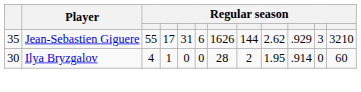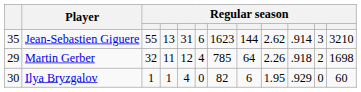(169, 39) 17 -> (169, 39) 13
(222, 39) 1626 -> (222, 39) 1623
(301, 39) .929 -> (301, 39) .914
+ row: (60, 58)
(151, 58) 4 -> (151, 77) 1
(187, 58) 0 -> (187, 77) 4
(222, 58) 28 -> (222, 77) 82
(249, 58) 2 -> (249, 77) 6
(301, 58) .914 -> (301, 77) .929
